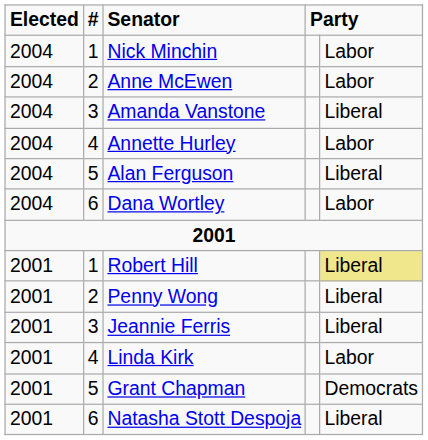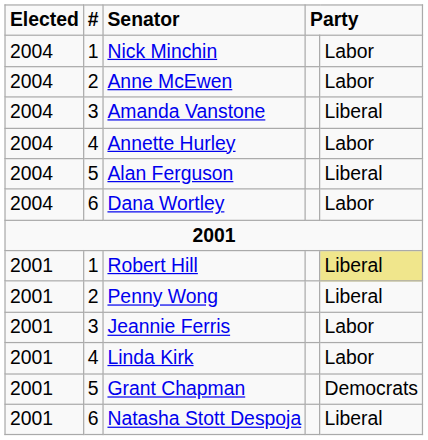(353, 327) Liberal -> (349, 327) Labor
